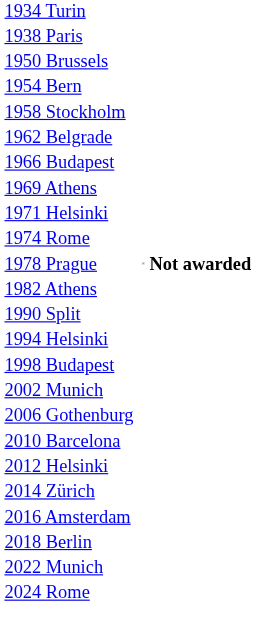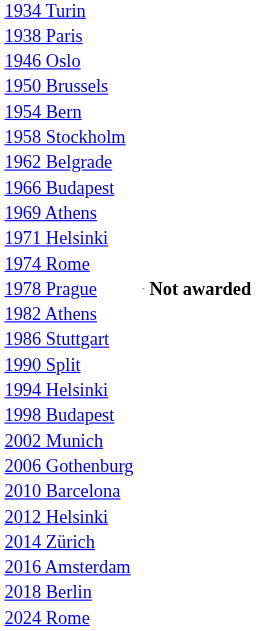+ row: (43, 61)
+ row: (57, 339)
- row: (54, 567)
